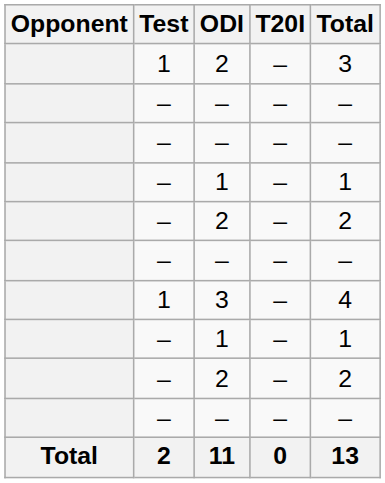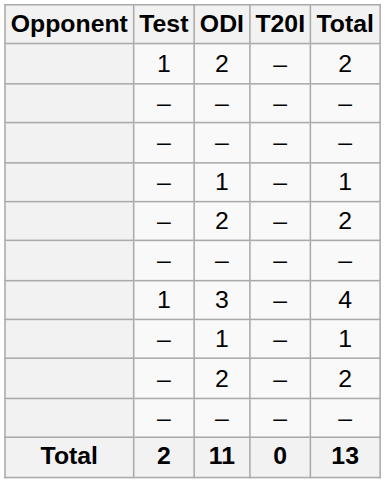(345, 63) 3 -> (345, 63) 2
